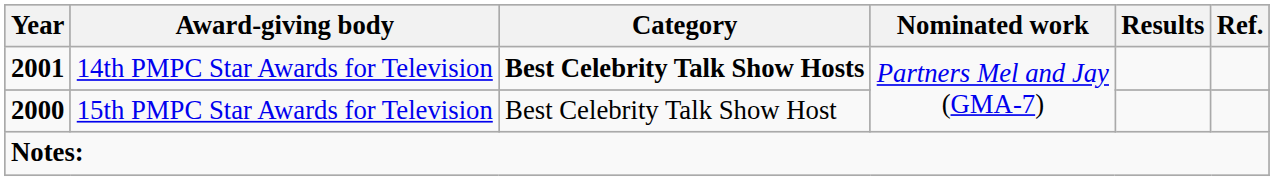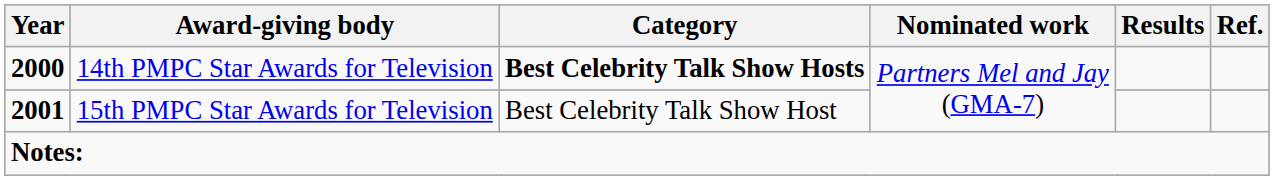(38, 68) 2001 -> (38, 68) 2000
(38, 110) 2000 -> (38, 110) 2001
